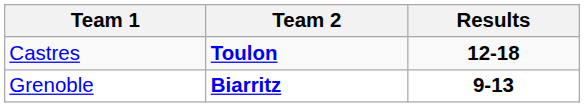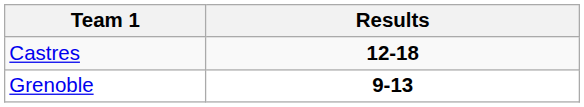- column: (307, 20)
